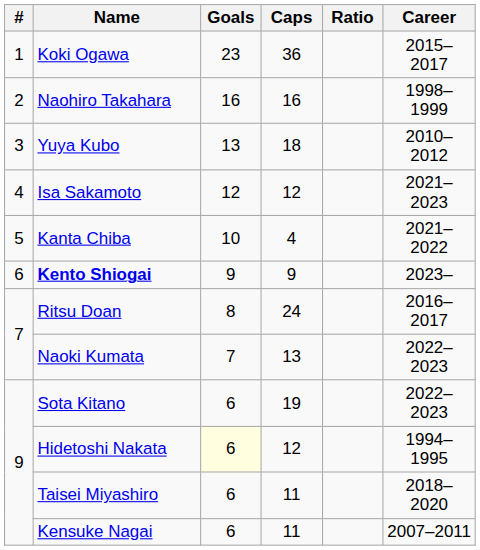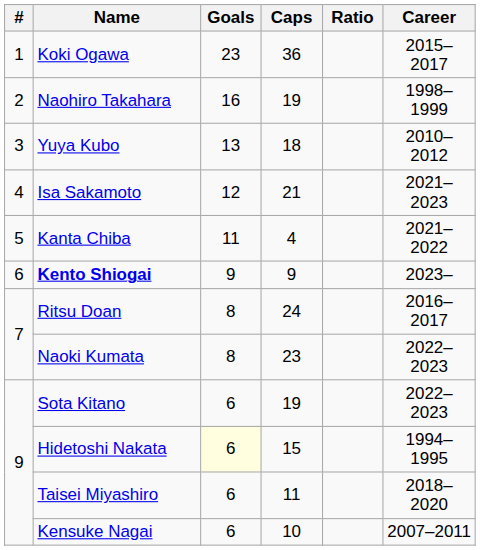(292, 100) 16 -> (292, 100) 19
(292, 192) 12 -> (292, 192) 21
(231, 238) 10 -> (231, 238) 11
(231, 357) 7 -> (231, 357) 8
(292, 357) 13 -> (292, 357) 23
(292, 449) 12 -> (292, 449) 15
(292, 531) 11 -> (292, 531) 10
